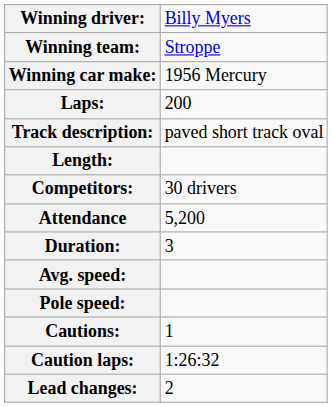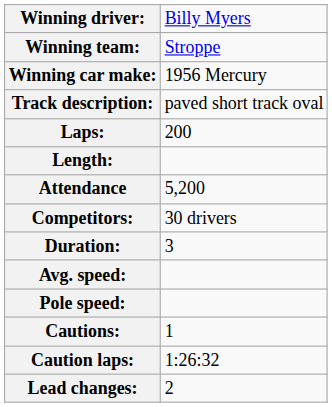rows swapped: (83, 132) <-> (83, 103)
rows swapped: (83, 189) <-> (83, 217)
